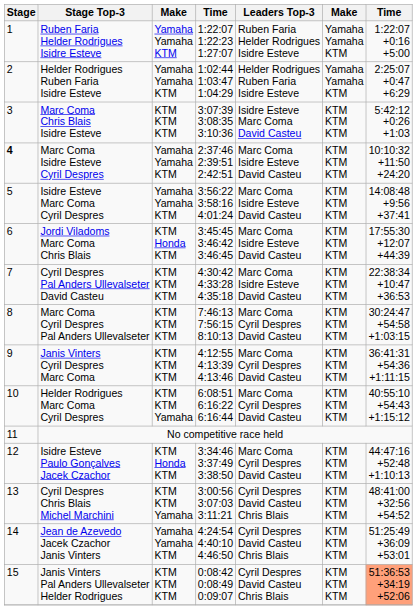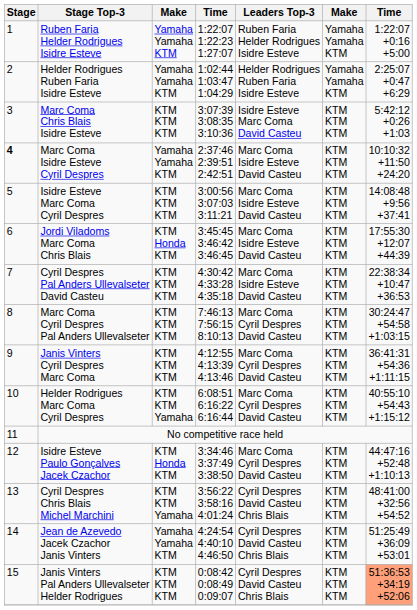(174, 203) Yamaha Yamaha KTM -> (166, 203) KTM KTM KTM
(215, 203) 3:56:22 3:58:16 4:01:24 -> (215, 203) 3:00:56 3:07:03 3:11:21
(215, 503) 3:00:56 3:07:03 3:11:21 -> (215, 503) 3:56:22 3:58:16 4:01:24
